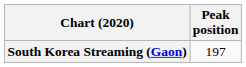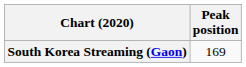(216, 51) 197 -> (216, 51) 169
